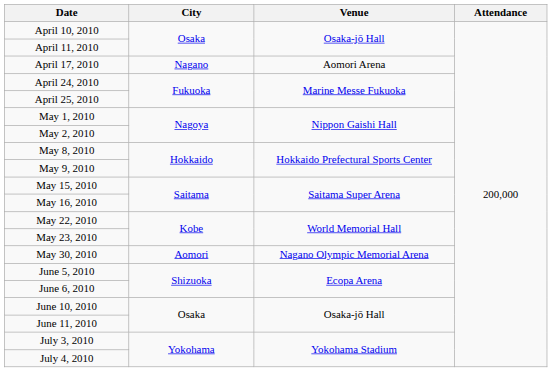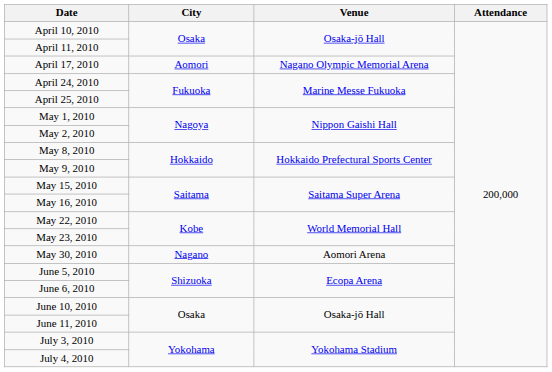(191, 64) Nagano -> (191, 64) Aomori
(354, 64) Aomori Arena -> (354, 64) Nagano Olympic Memorial Arena
(191, 254) Aomori -> (191, 254) Nagano
(354, 254) Nagano Olympic Memorial Arena -> (354, 254) Aomori Arena
